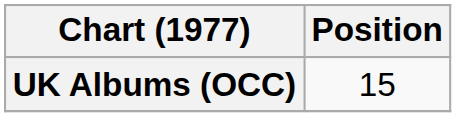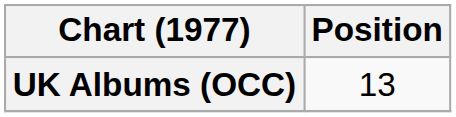(377, 83) 15 -> (377, 83) 13
